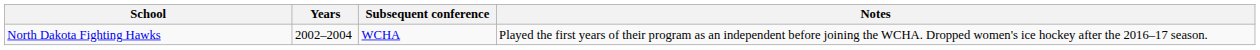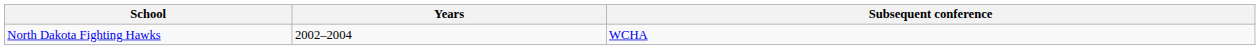- column: (876, 14)
